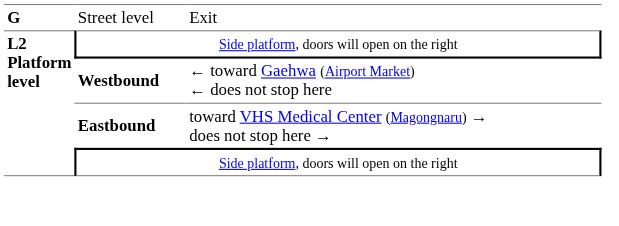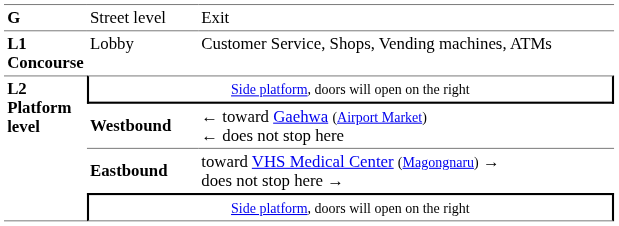+ row: (112, 43)
